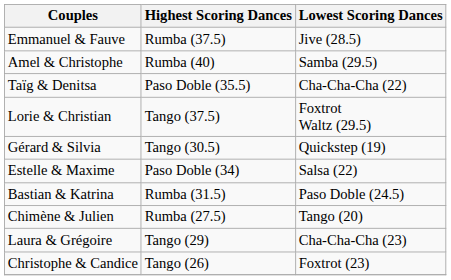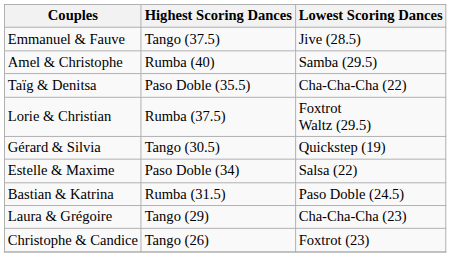(185, 39) Rumba (37.5) -> (182, 39) Tango (37.5)
(182, 116) Tango (37.5) -> (185, 116) Rumba (37.5)
- row: (61, 217)
